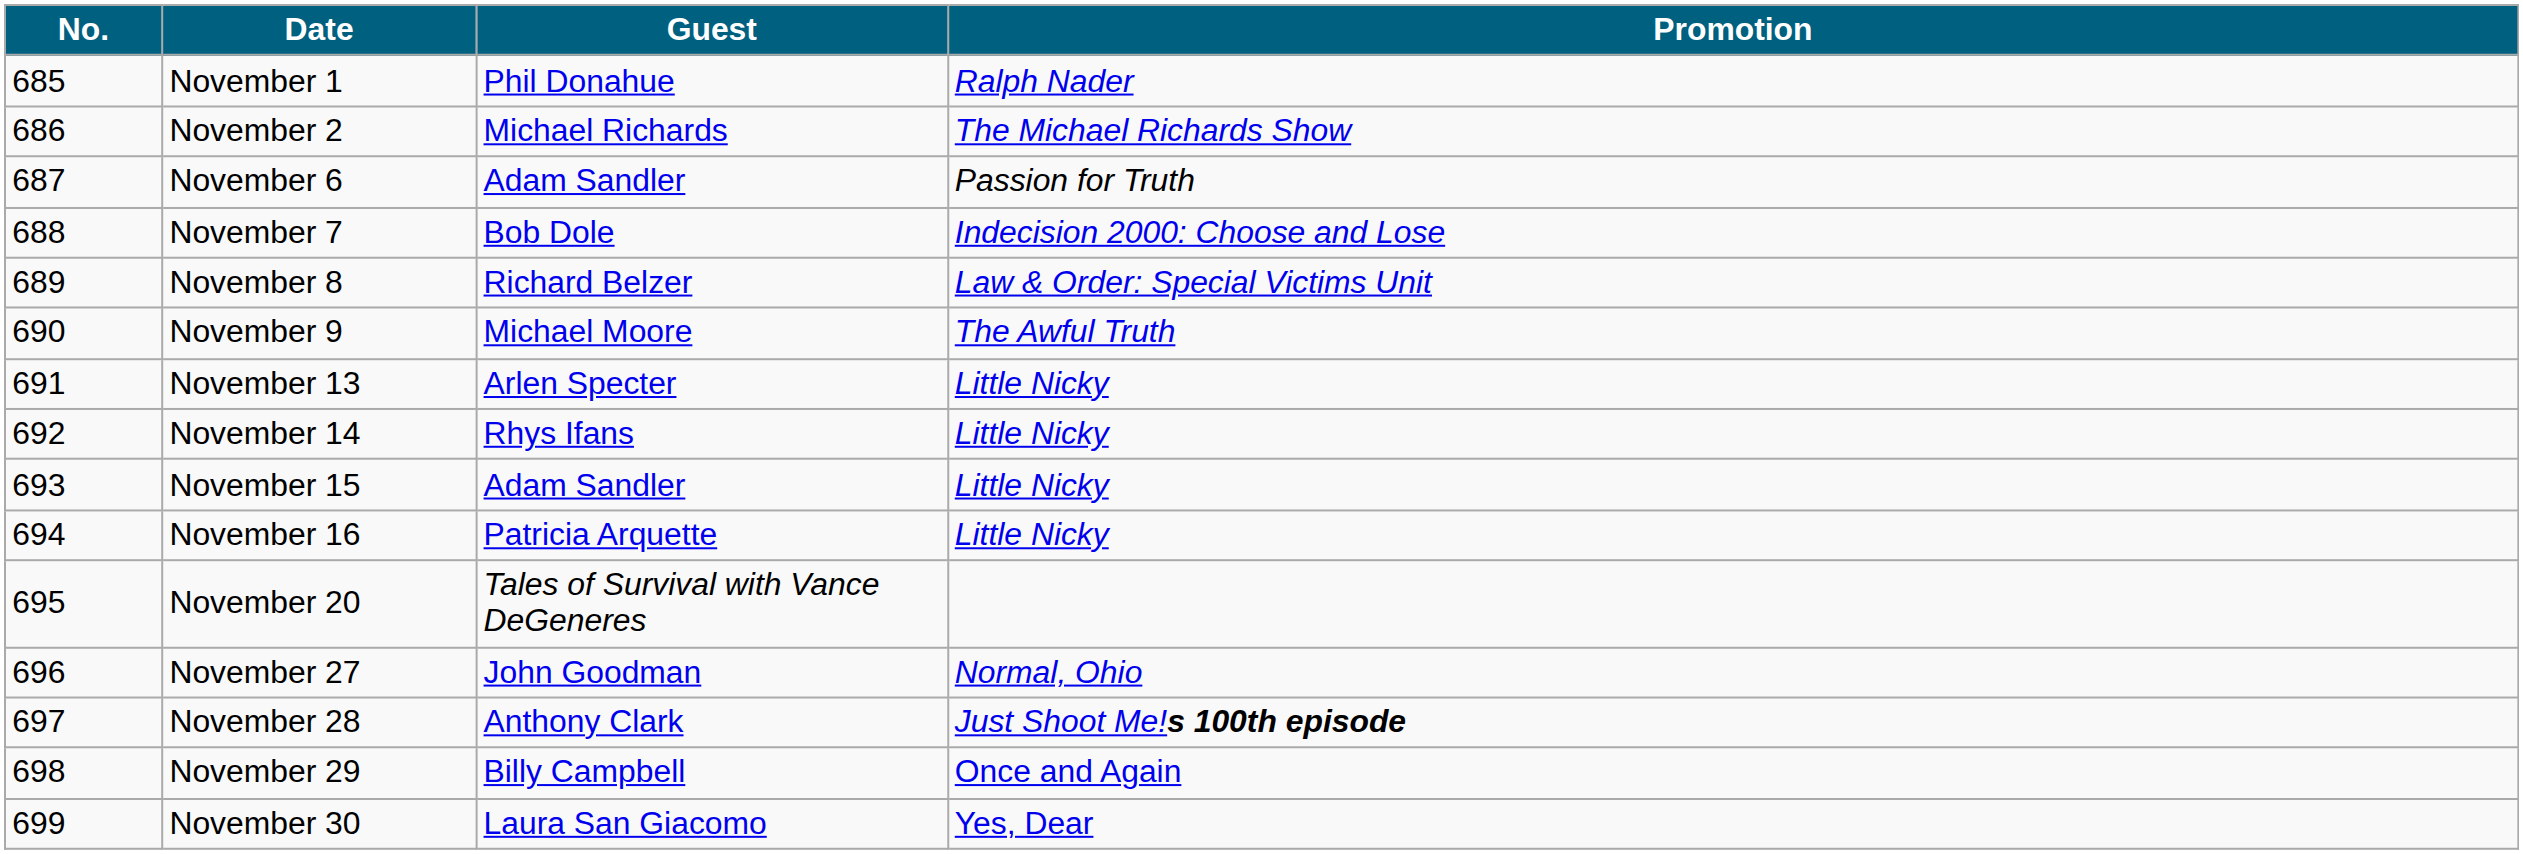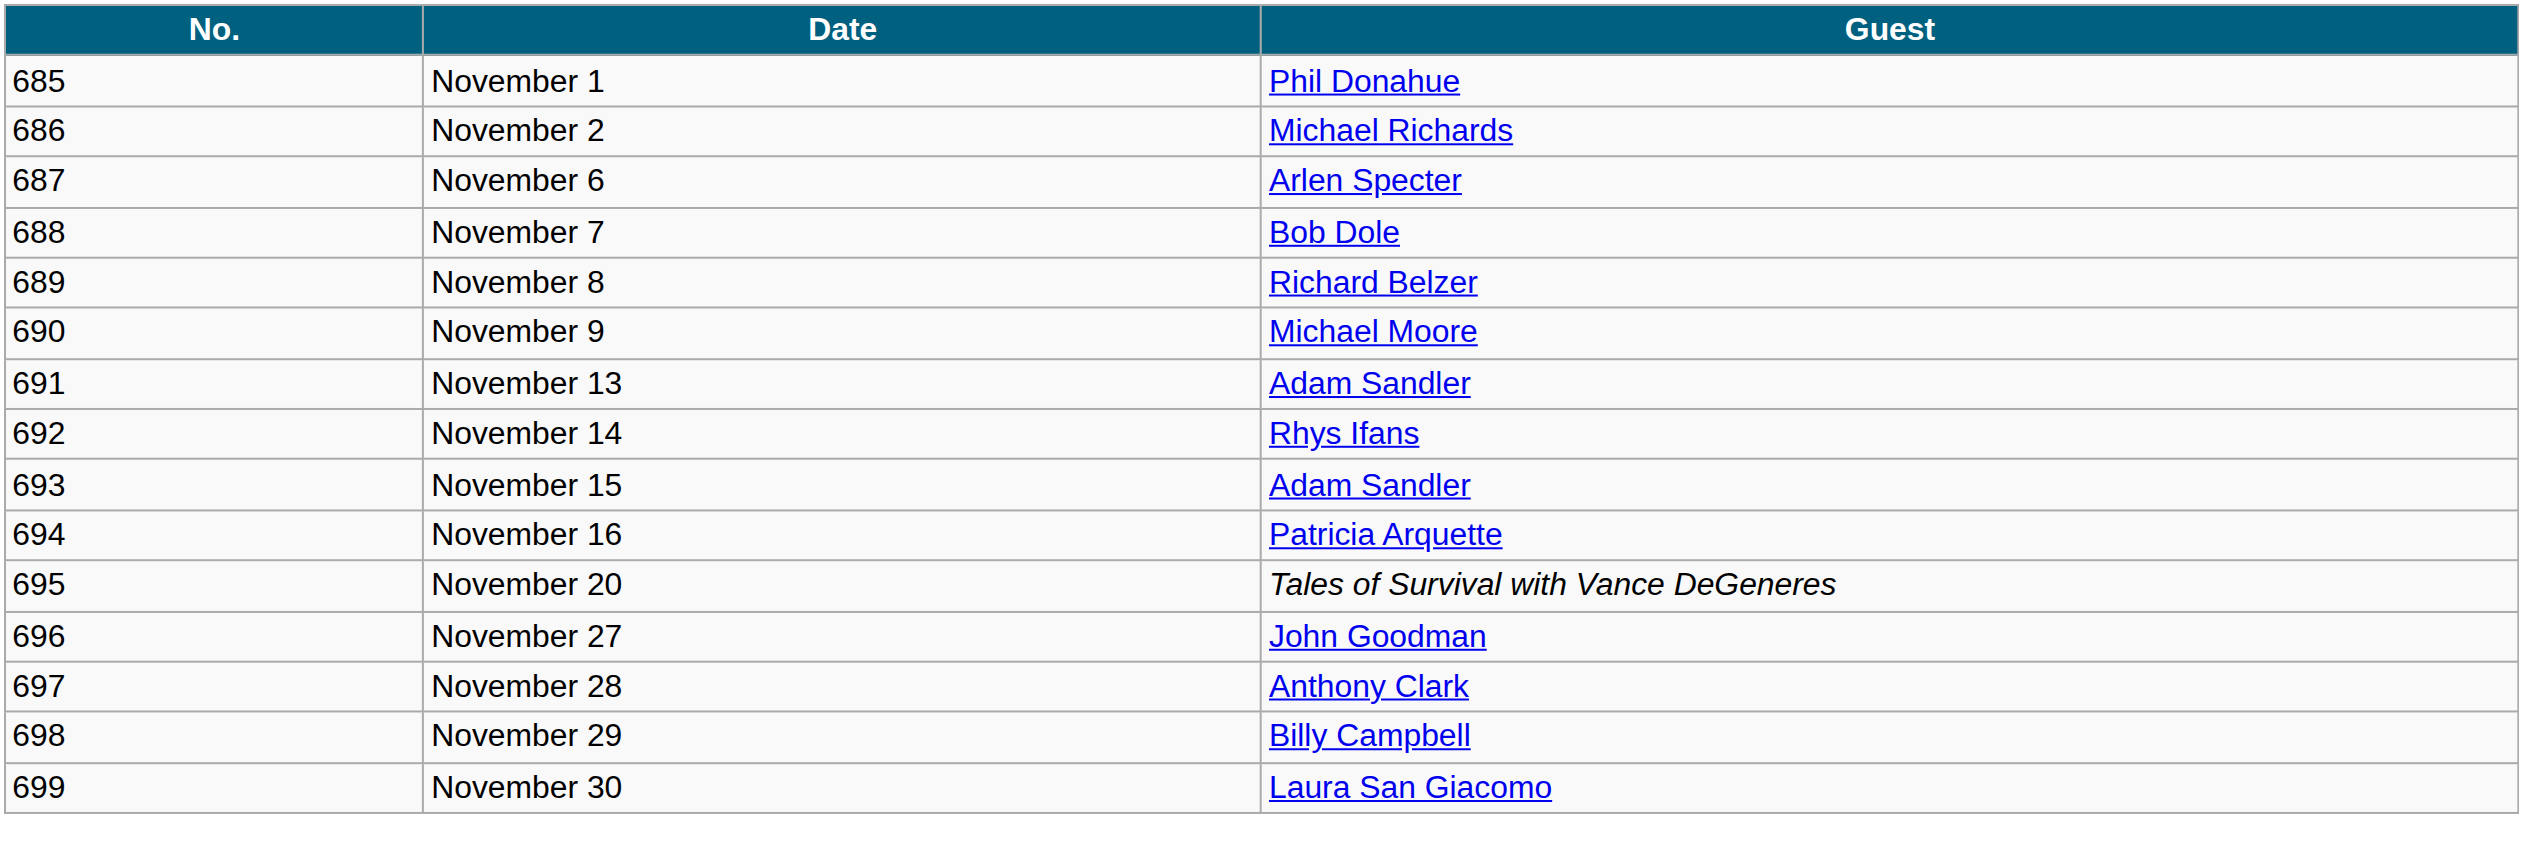- column: (1733, 29)
(584, 181) Adam Sandler -> (1365, 181) Arlen Specter
(580, 383) Arlen Specter -> (1370, 383) Adam Sandler
